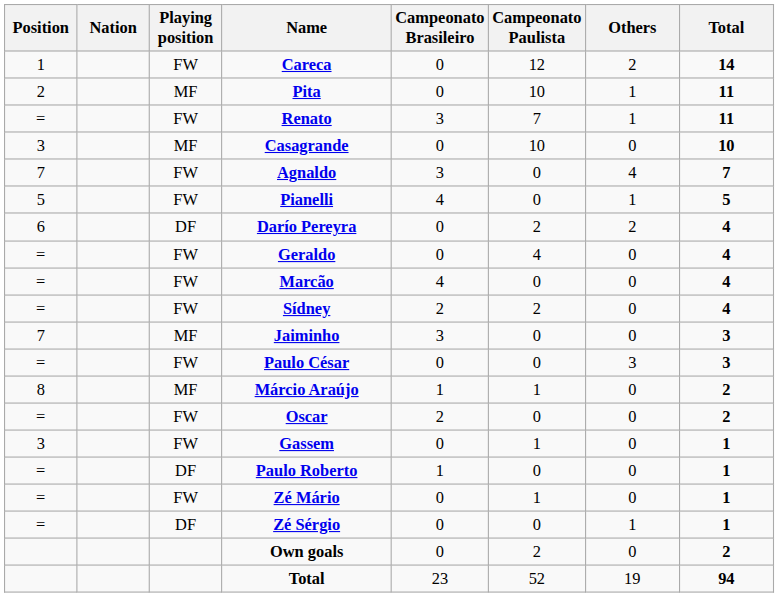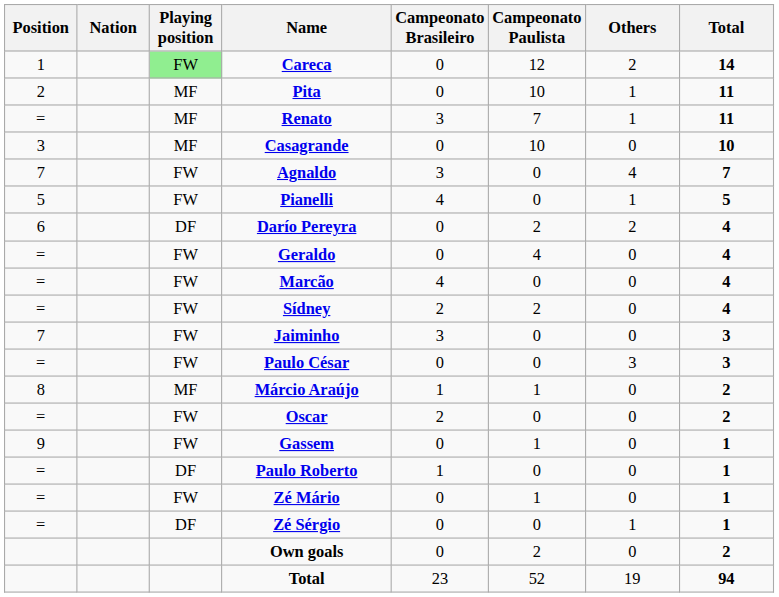(186, 64) no background -> (186, 64) lightgreen background
(186, 118) FW -> (186, 118) MF
(186, 335) MF -> (186, 335) FW
(41, 443) 3 -> (41, 443) 9
